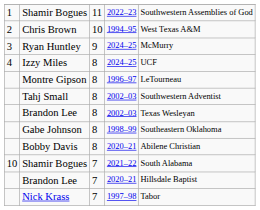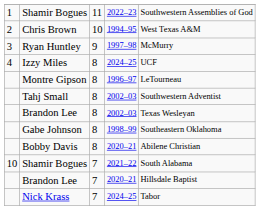(122, 46) 2024–25 -> (122, 46) 1997–98
(122, 197) 1997–98 -> (122, 197) 2024–25
